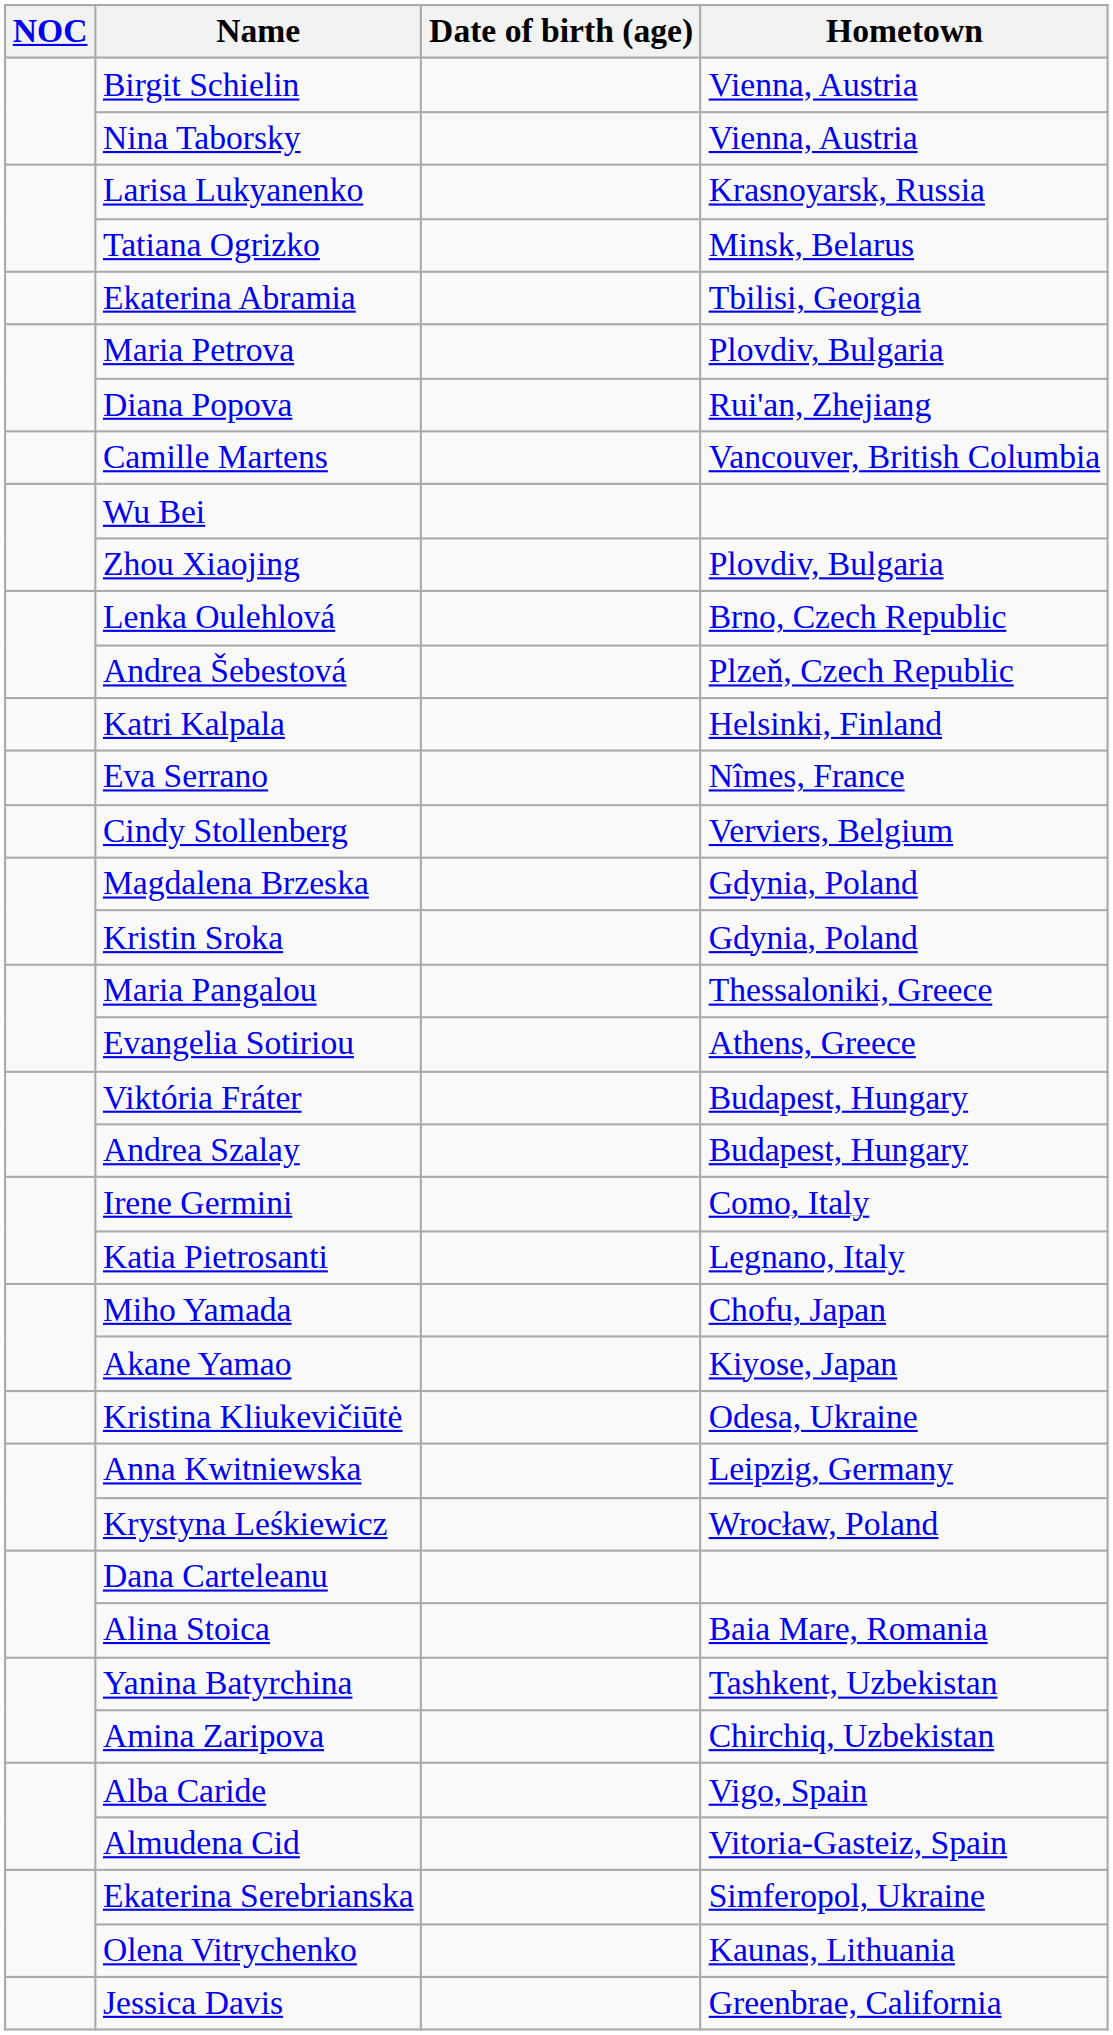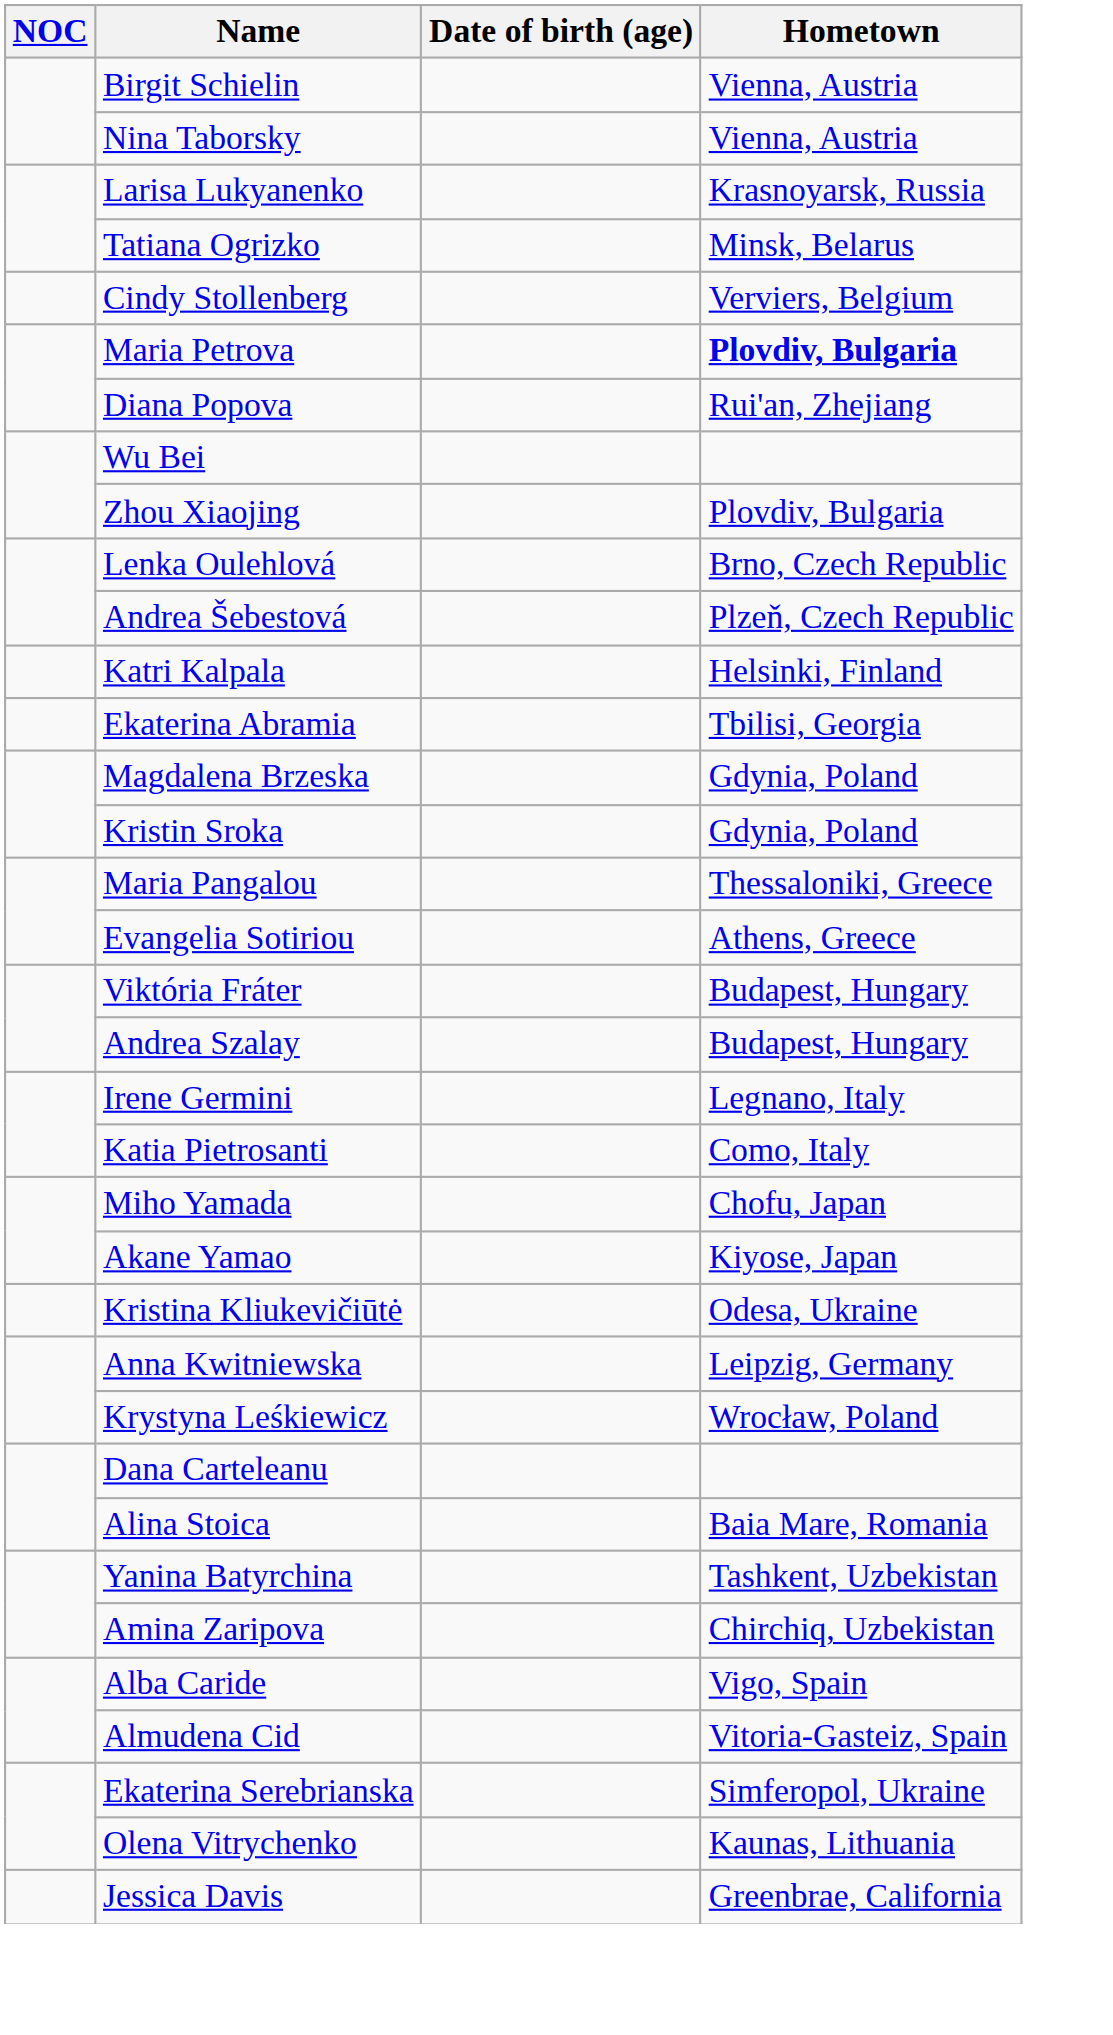rows swapped: (225, 830) <-> (229, 297)
(826, 350) normal -> (833, 350) bold
- row: (215, 457)
- row: (186, 777)
(789, 1203) Como, Italy -> (807, 1096) Legnano, Italy
(807, 1256) Legnano, Italy -> (789, 1150) Como, Italy
